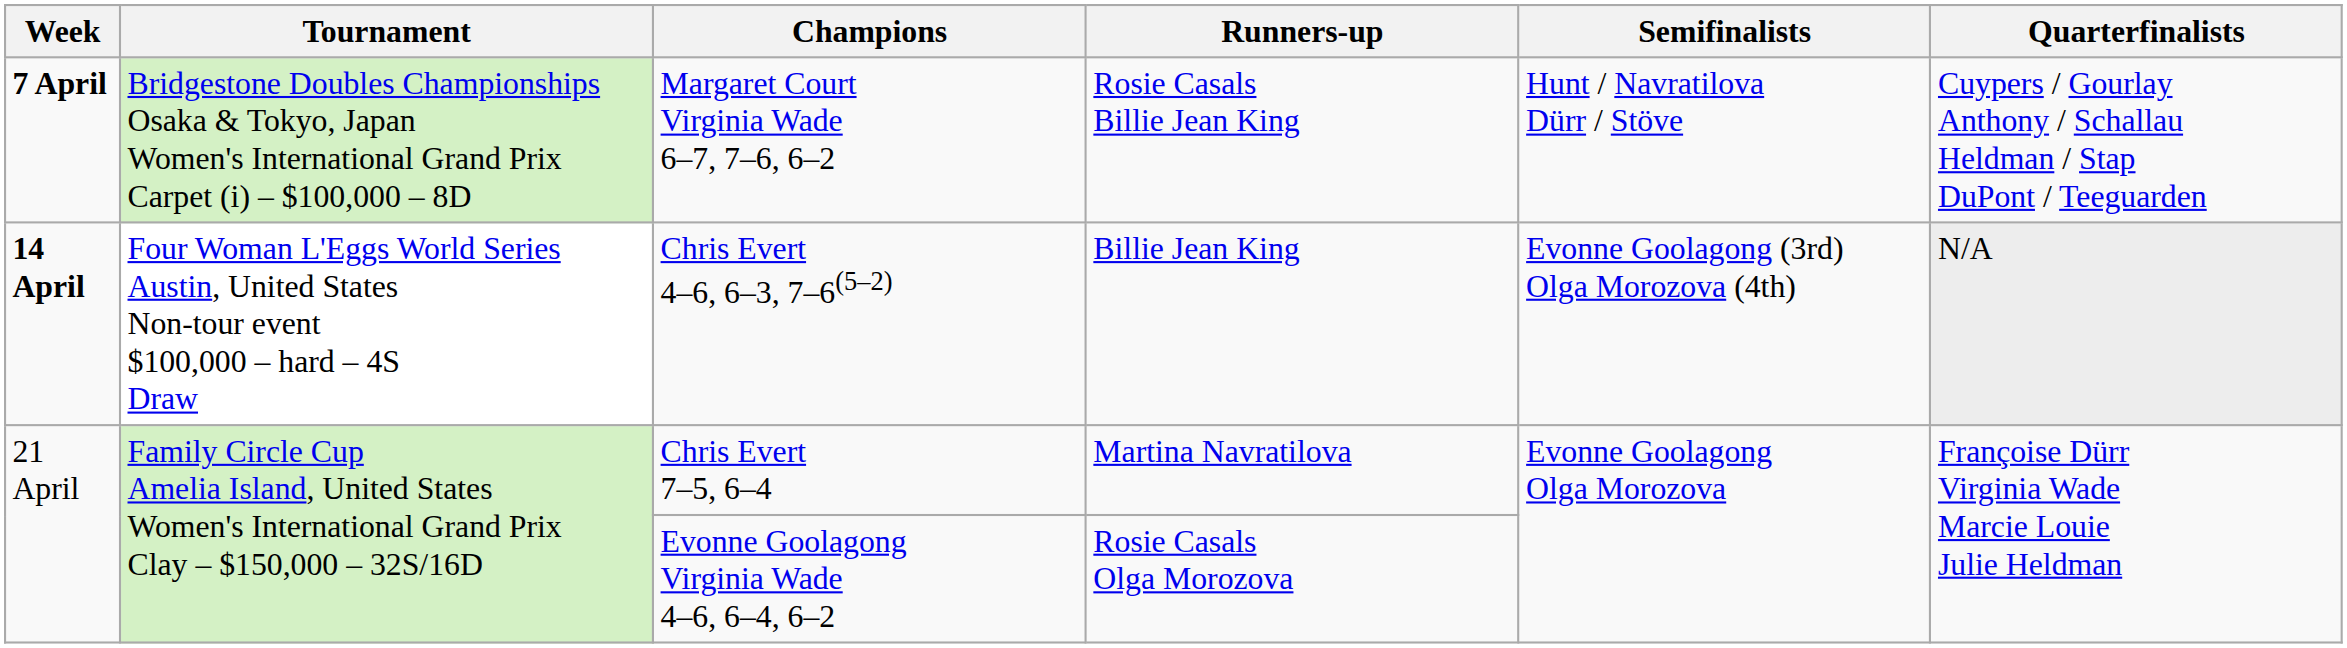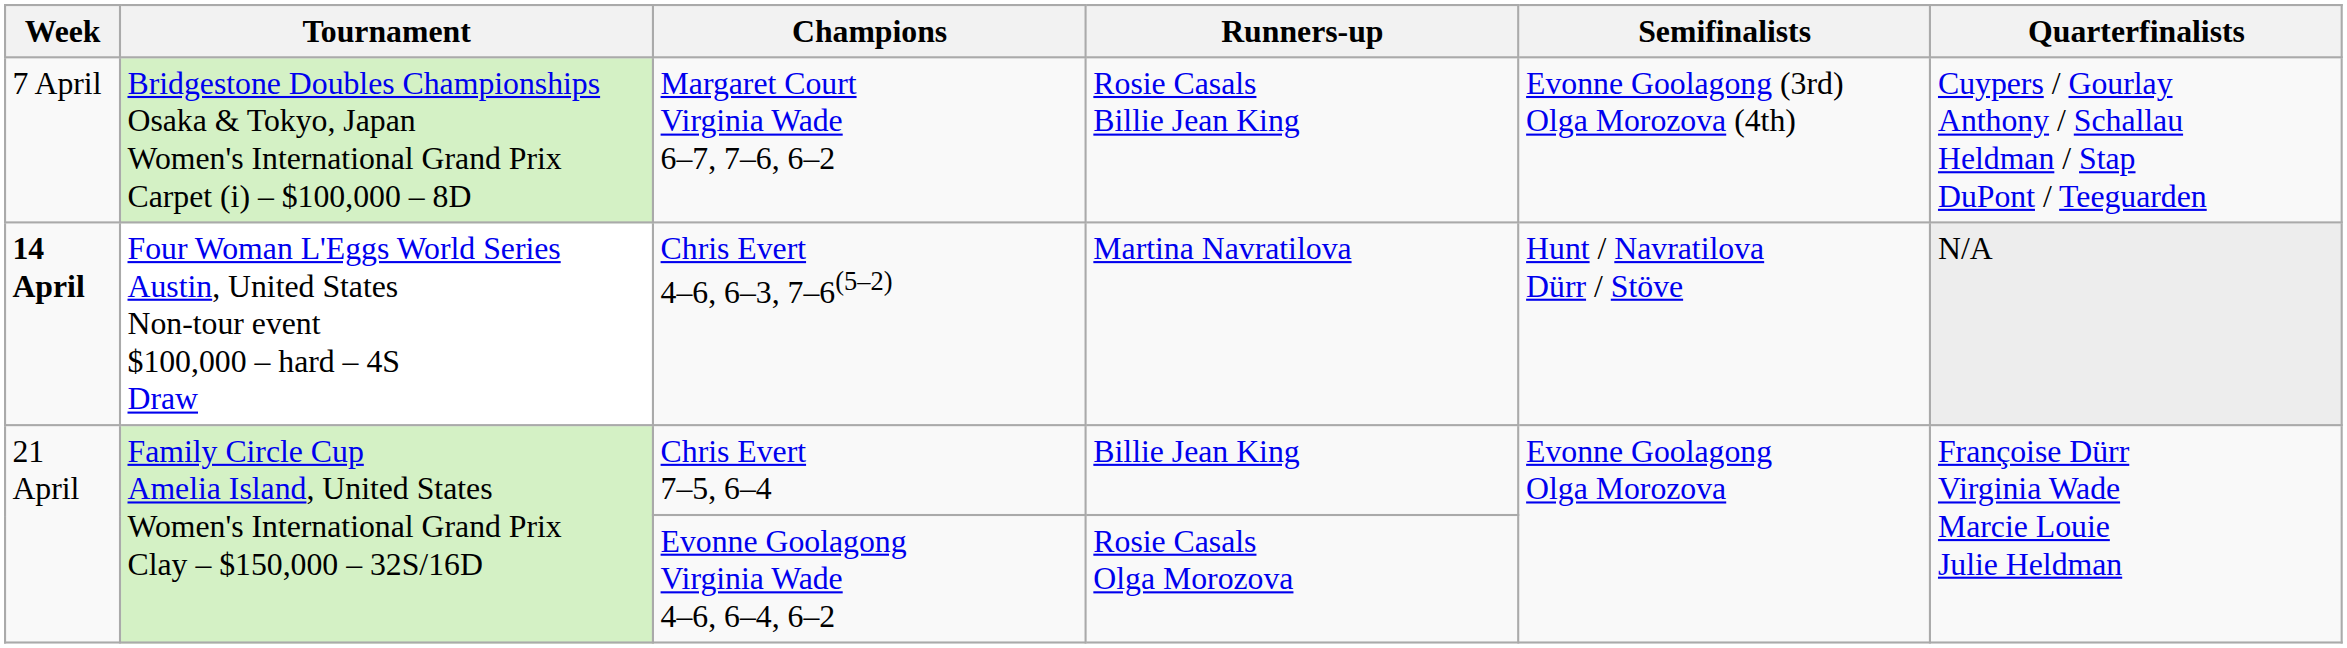(60, 83) bold -> (57, 83) normal
(1645, 102) Hunt / Navratilova Dürr / Stöve -> (1685, 102) Evonne Goolagong (3rd) Olga Morozova (4th)
(1197, 248) Billie Jean King -> (1222, 248) Martina Navratilova
(1685, 267) Evonne Goolagong (3rd) Olga Morozova (4th) -> (1645, 267) Hunt / Navratilova Dürr / Stöve
(1222, 451) Martina Navratilova -> (1197, 451) Billie Jean King
